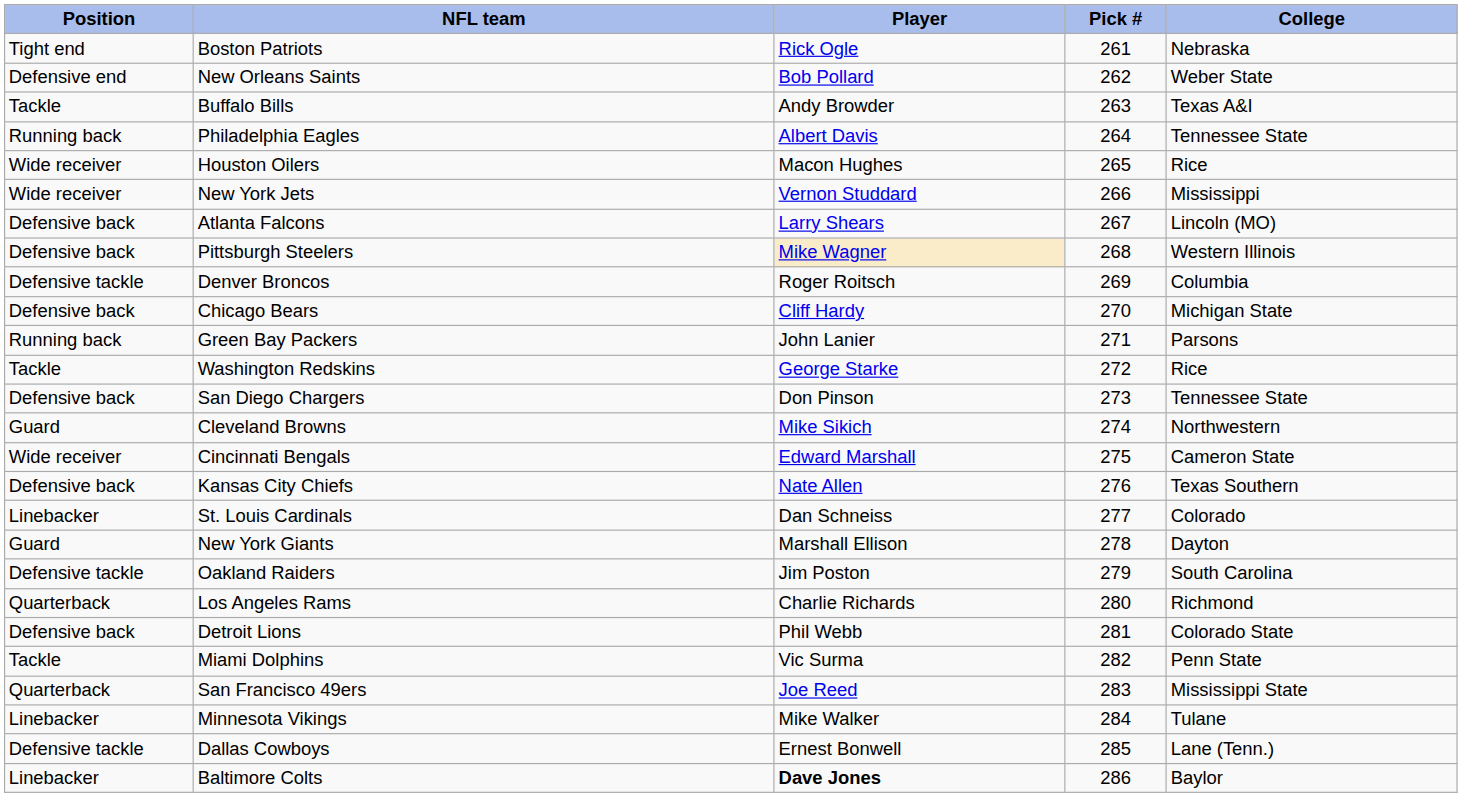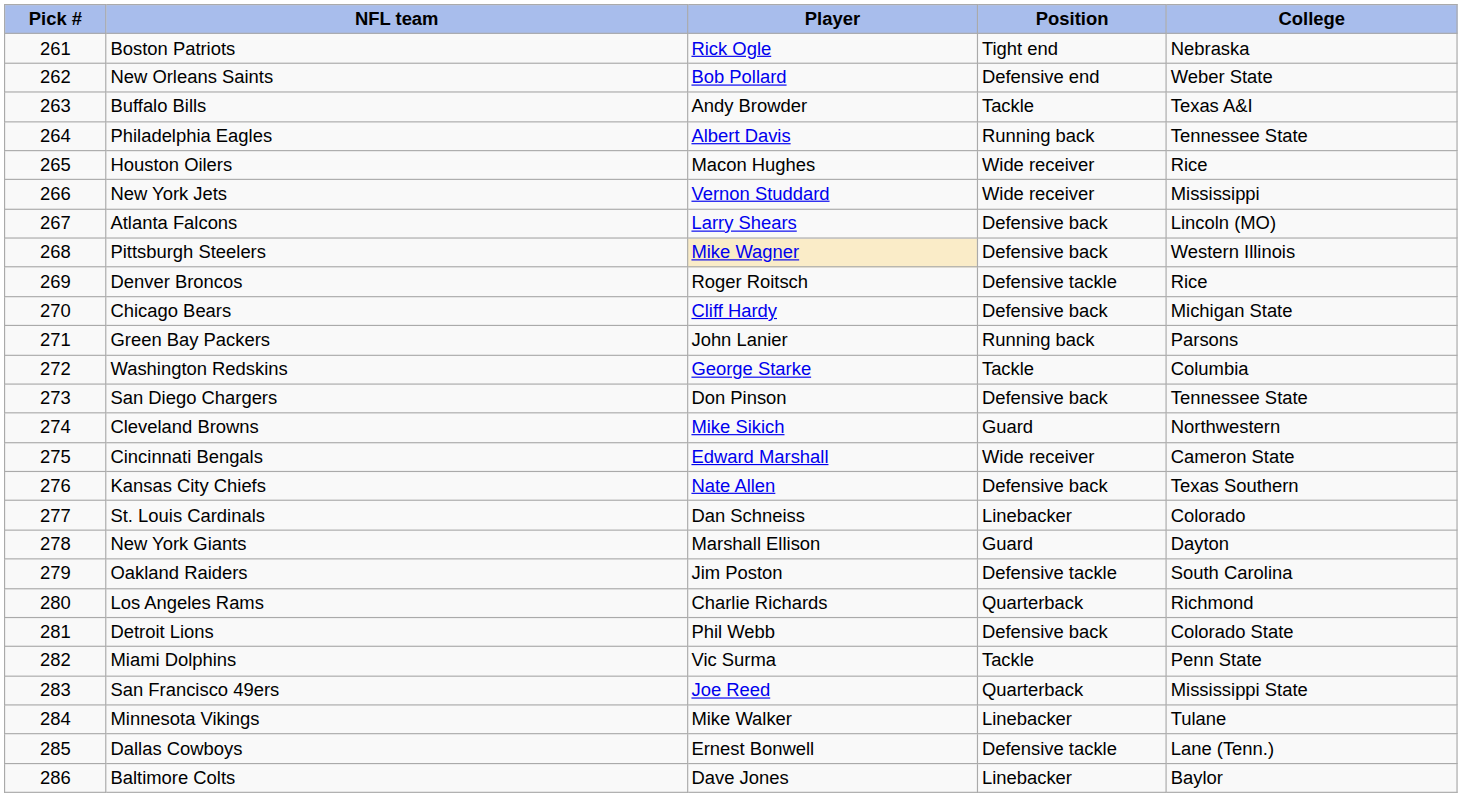columns swapped: (1116, 19) <-> (99, 19)
(1210, 281) Columbia -> (1189, 281) Rice
(1189, 369) Rice -> (1210, 369) Columbia
(830, 777) bold -> (740, 777) normal
